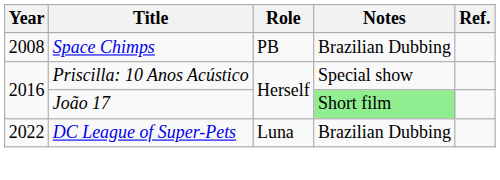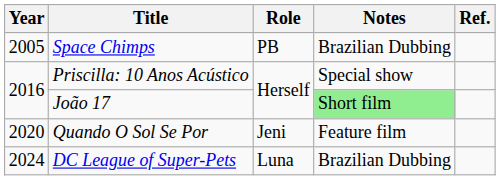(27, 47) 2008 -> (27, 47) 2005
+ row: (130, 132)
(27, 132) 2022 -> (27, 160) 2024
